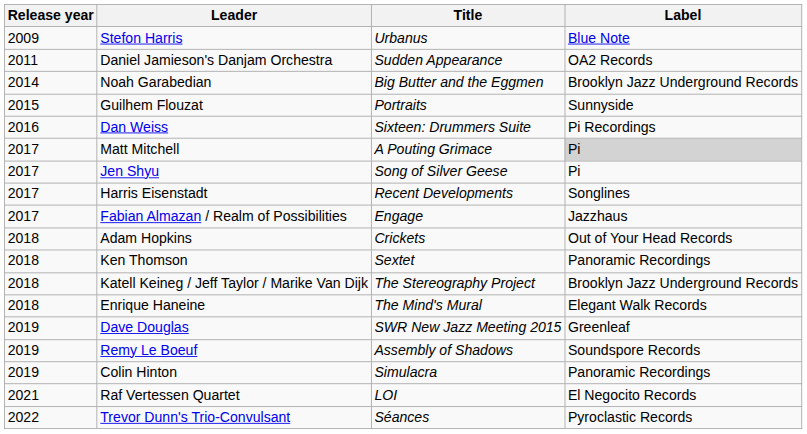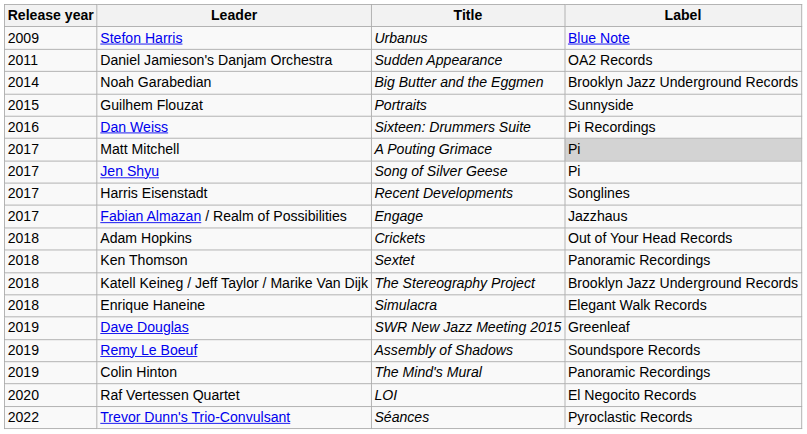(428, 305) The Mind's Mural -> (406, 305) Simulacra
(406, 372) Simulacra -> (428, 372) The Mind's Mural
(23, 395) 2021 -> (23, 395) 2020
